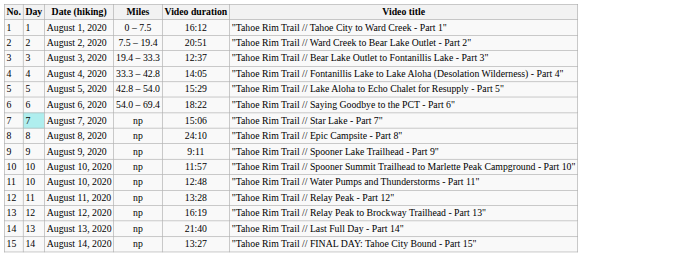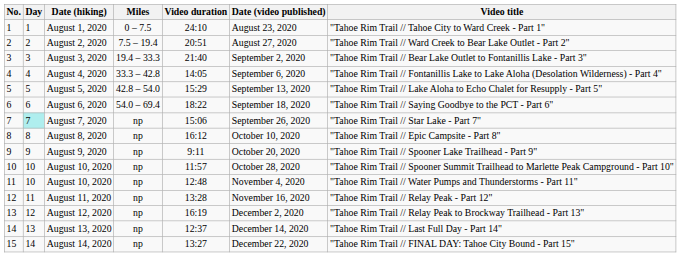+ column: (279, 12)
(196, 27) 16:12 -> (196, 27) 24:10
(196, 58) 12:37 -> (196, 58) 21:40
(196, 136) 24:10 -> (196, 136) 16:12
(196, 228) 21:40 -> (196, 228) 12:37
